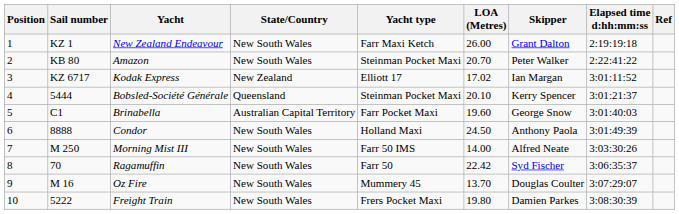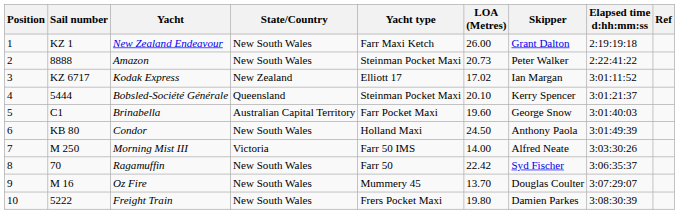(65, 60) KB 80 -> (61, 60) 8888
(479, 60) 20.70 -> (479, 60) 20.73
(61, 130) 8888 -> (65, 130) KB 80
(272, 148) New South Wales -> (251, 148) Victoria
